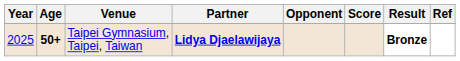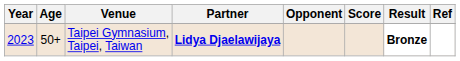(21, 40) 2025 -> (21, 40) 2023
(51, 40) bold -> (51, 40) normal
